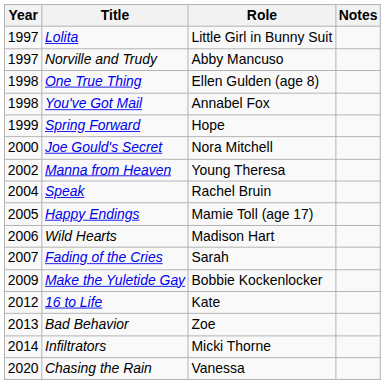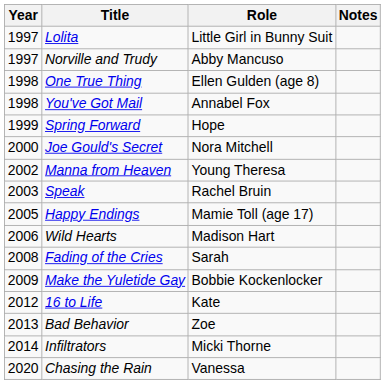(23, 192) 2004 -> (23, 192) 2003
(23, 258) 2007 -> (23, 258) 2008
